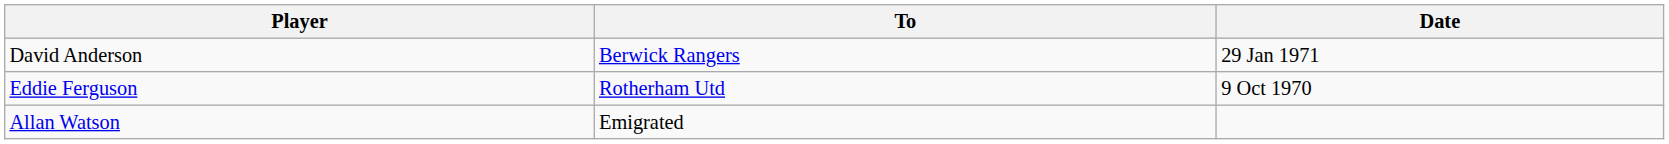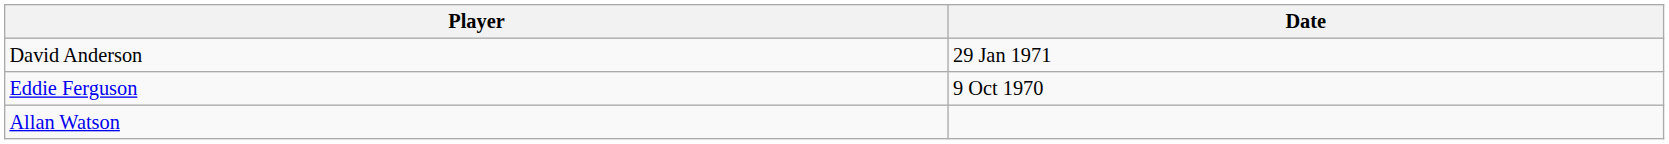- column: (905, 21)
